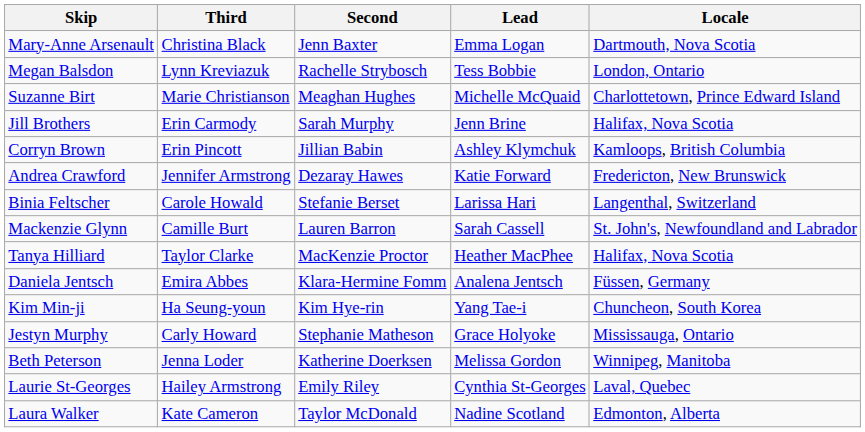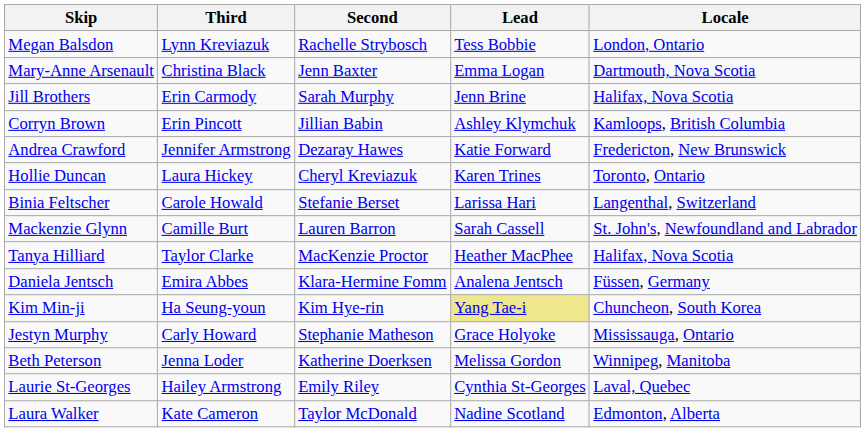rows swapped: (81, 44) <-> (61, 70)
- row: (52, 96)
+ row: (57, 176)
(490, 307) no background -> (490, 307) khaki background
